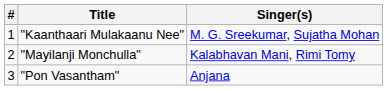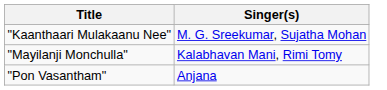- column: (11, 15)
